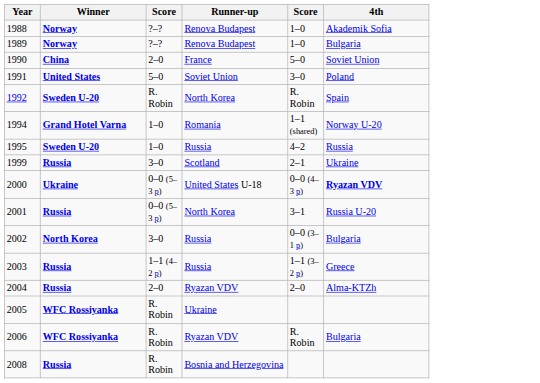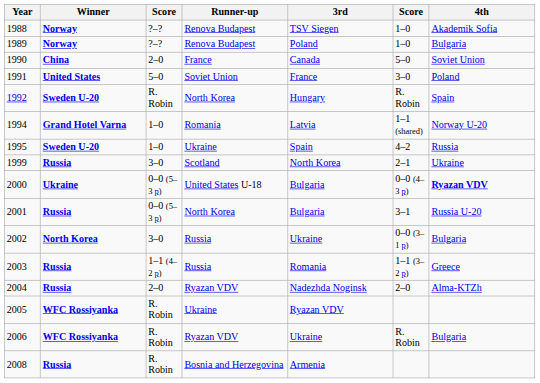+ column: (340, 12)
(198, 147) Russia -> (201, 147) Ukraine
